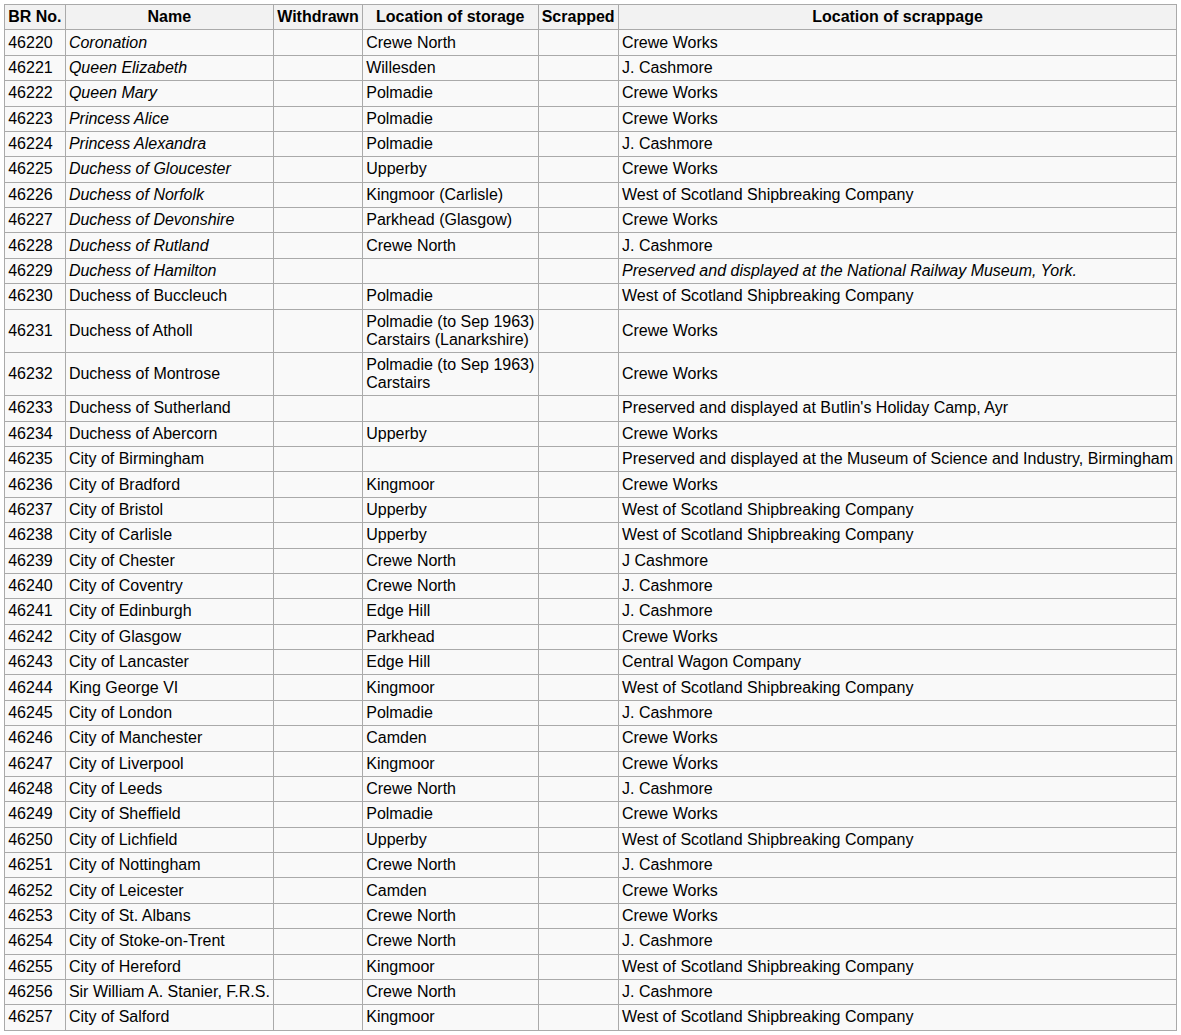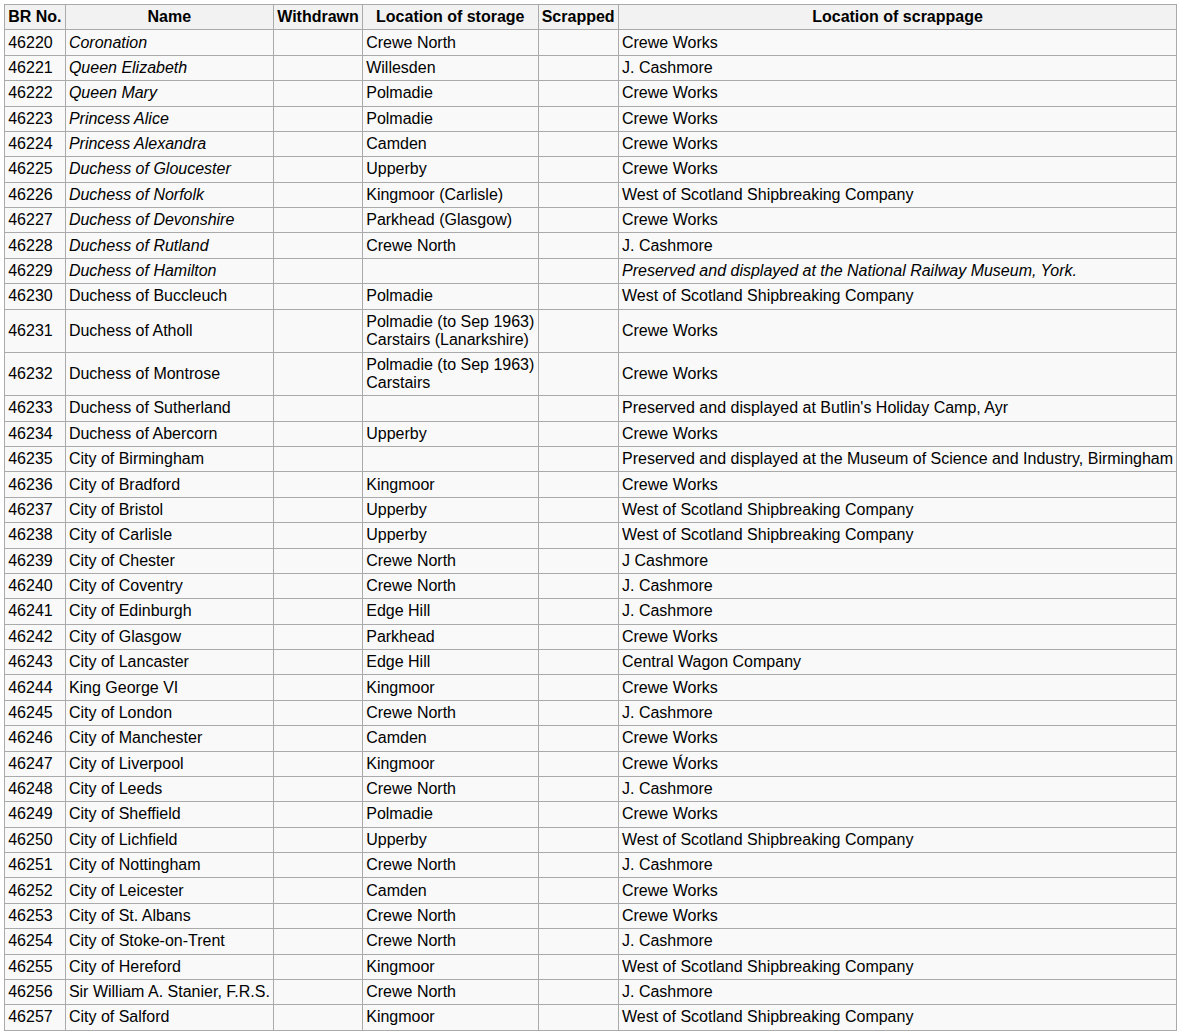(400, 144) Polmadie -> (396, 144) Camden
(667, 144) J. Cashmore -> (670, 144) Crewe Works
(768, 687) West of Scotland Shipbreaking Company -> (670, 687) Crewe Works
(400, 712) Polmadie -> (411, 712) Crewe North
